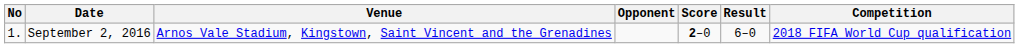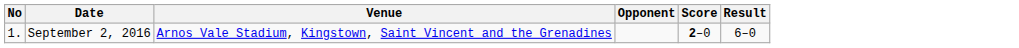- column: (892, 14)
